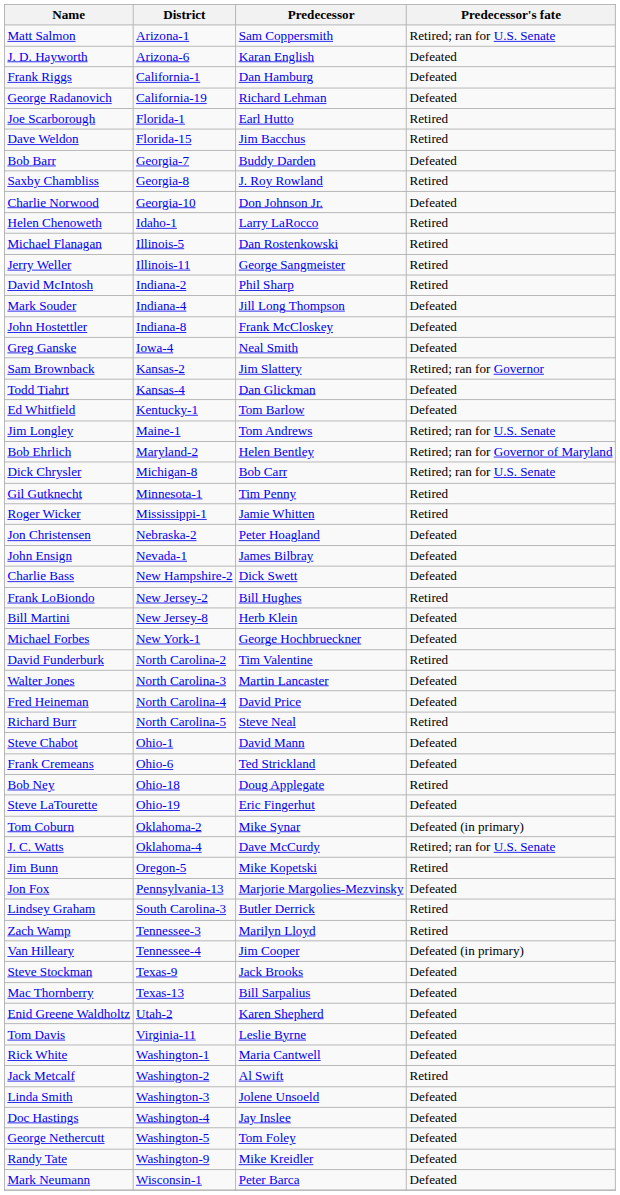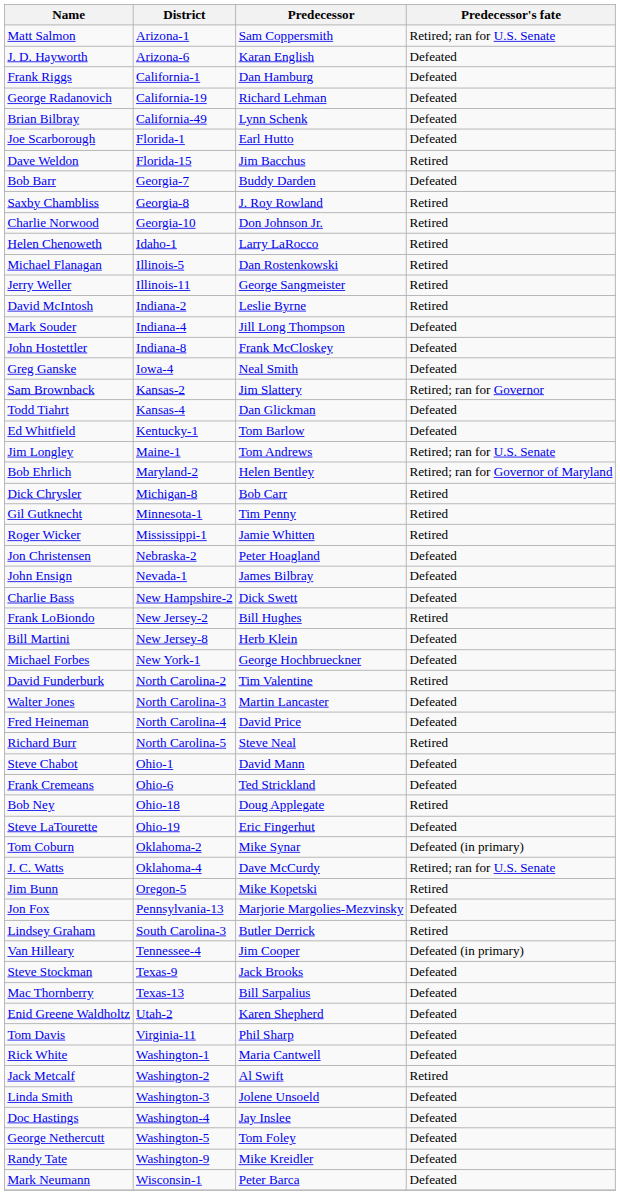+ row: (43, 118)
(429, 118) Retired -> (433, 139) Defeated
(433, 202) Defeated -> (429, 222) Retired
(266, 285) Phil Sharp -> (272, 306) Leslie Byrne
(482, 472) Retired; ran for U.S. Senate -> (429, 493) Retired
- row: (39, 930)
(272, 1034) Leslie Byrne -> (266, 1034) Phil Sharp
